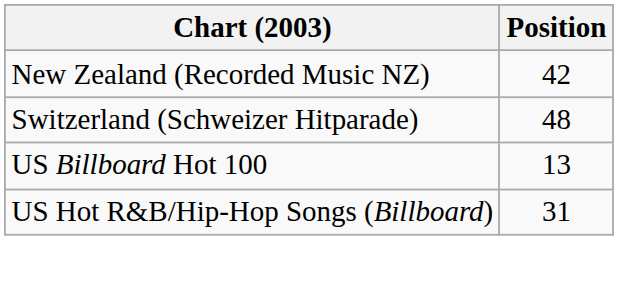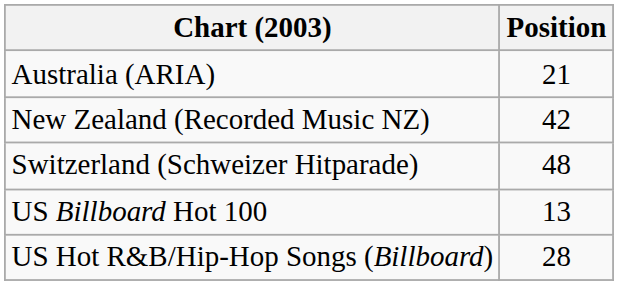+ row: (113, 73)
(556, 211) 31 -> (556, 257) 28
